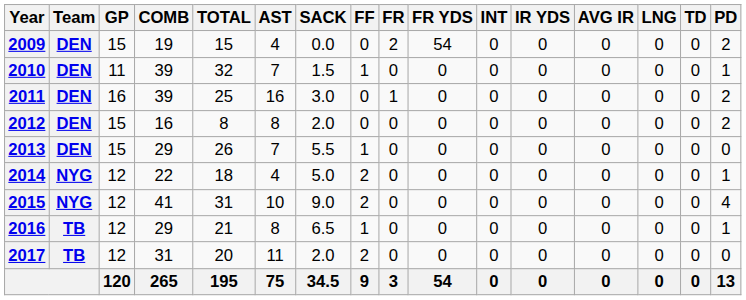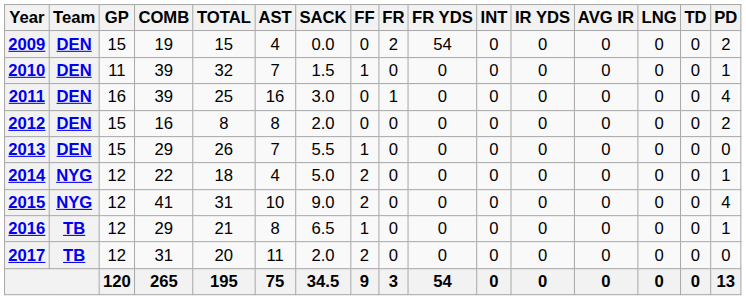(726, 96) 2 -> (726, 96) 4
